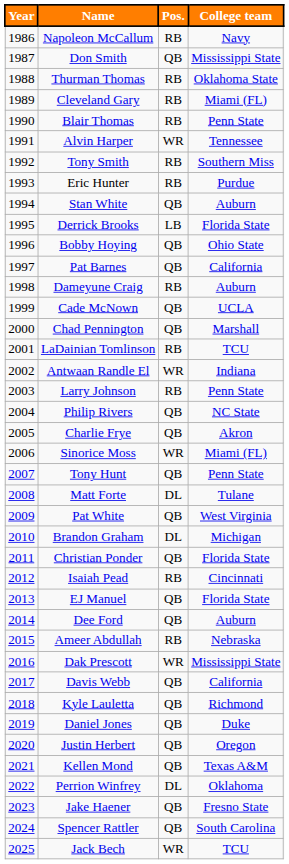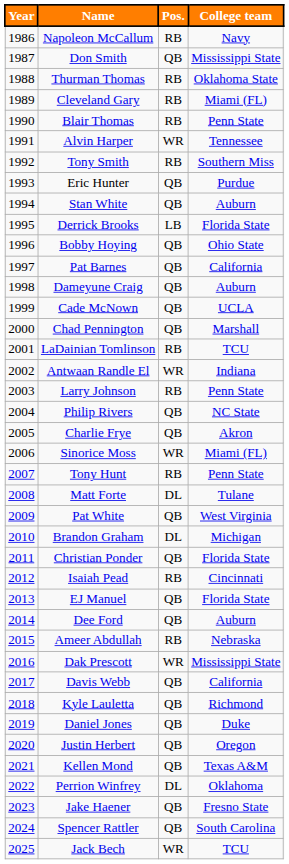(173, 183) RB -> (173, 183) QB
(173, 287) RB -> (173, 287) QB
(173, 474) QB -> (173, 474) RB
